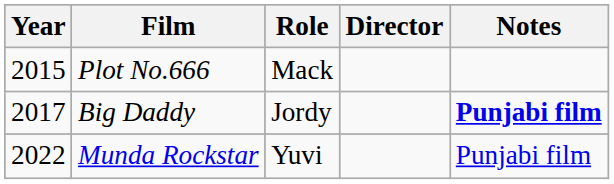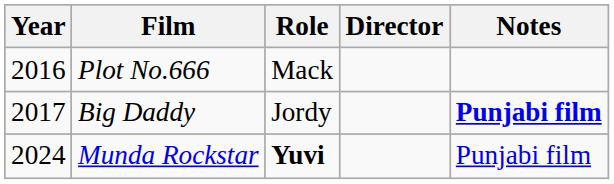(38, 69) 2015 -> (38, 69) 2016
(38, 155) 2022 -> (38, 155) 2024
(297, 155) normal -> (298, 155) bold
